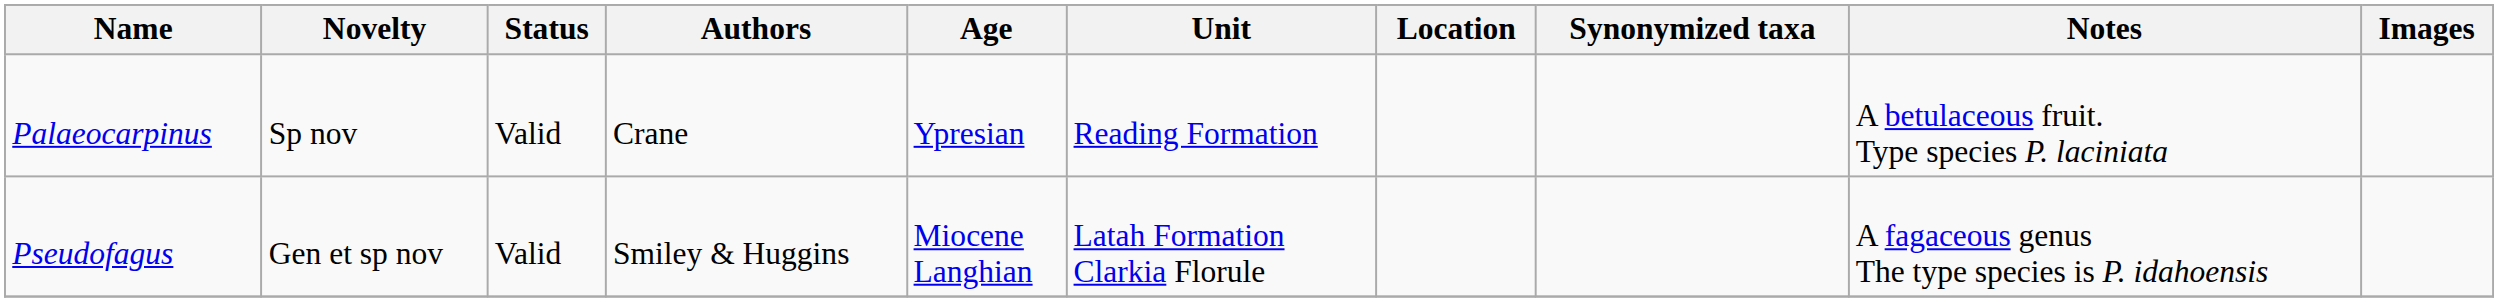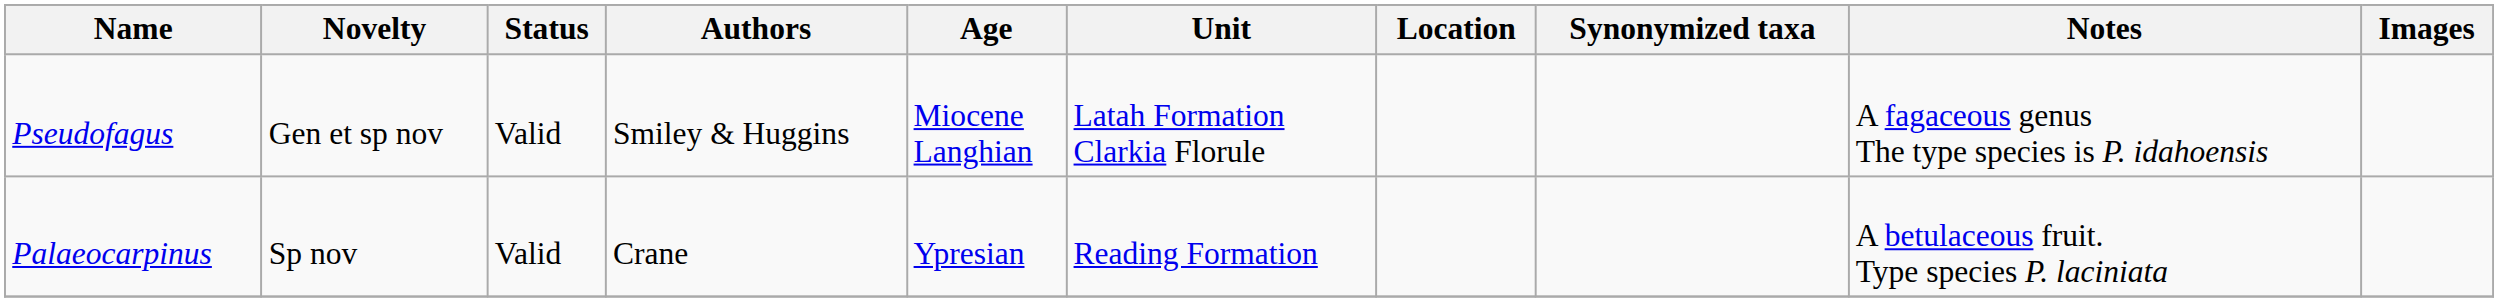rows swapped: (112, 132) <-> (93, 253)
